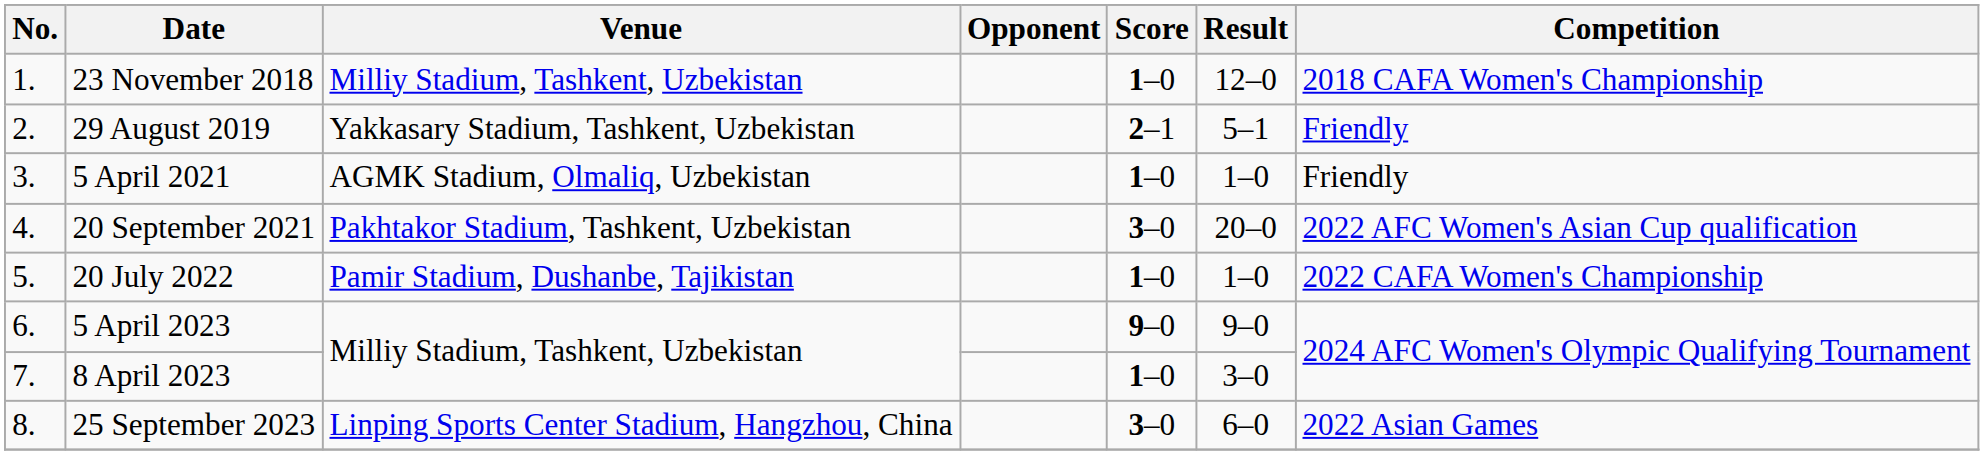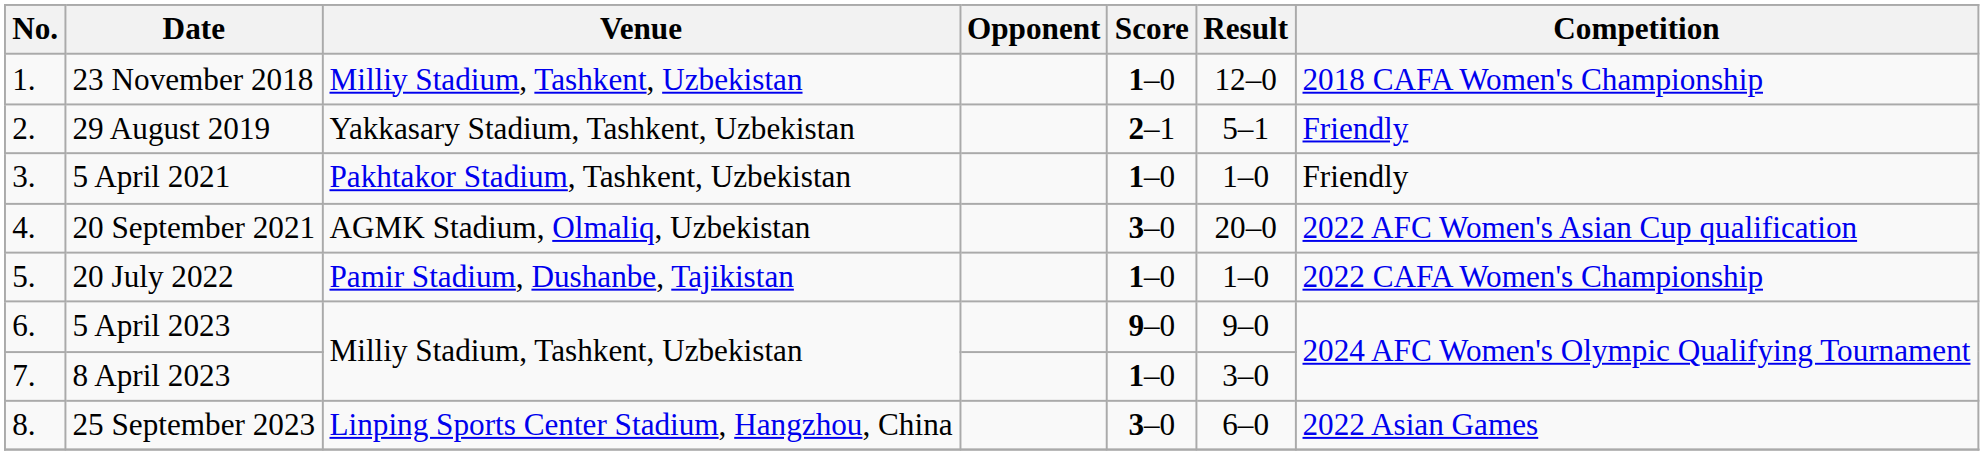(570, 177) AGMK Stadium, Olmaliq, Uzbekistan -> (590, 177) Pakhtakor Stadium, Tashkent, Uzbekistan
(590, 227) Pakhtakor Stadium, Tashkent, Uzbekistan -> (570, 227) AGMK Stadium, Olmaliq, Uzbekistan
